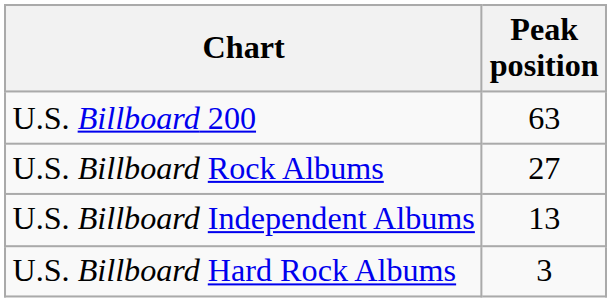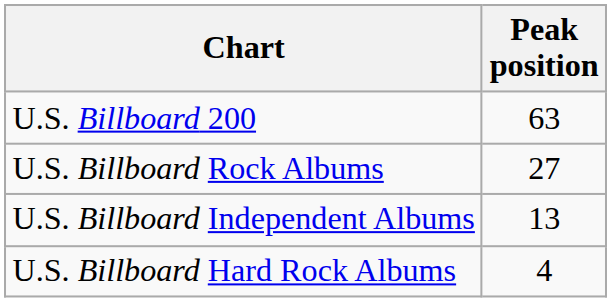(544, 270) 3 -> (544, 270) 4
